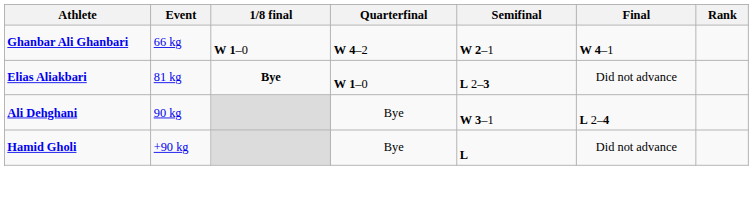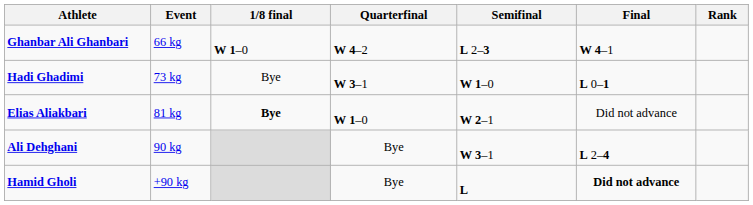(477, 50) W 2–1 -> (475, 50) L 2–3
+ row: (45, 77)
(475, 85) L 2–3 -> (477, 120) W 2–1
(636, 147) normal -> (636, 183) bold
